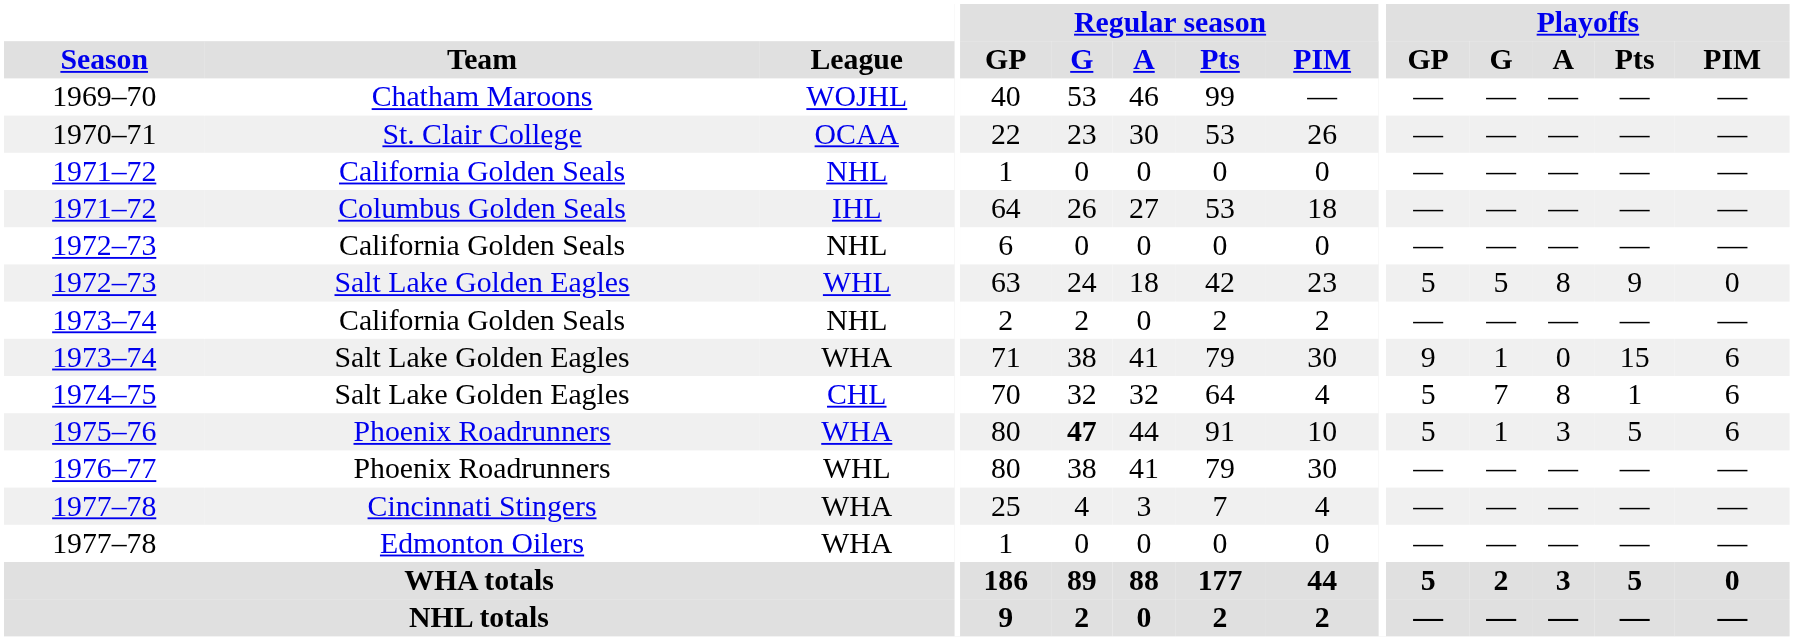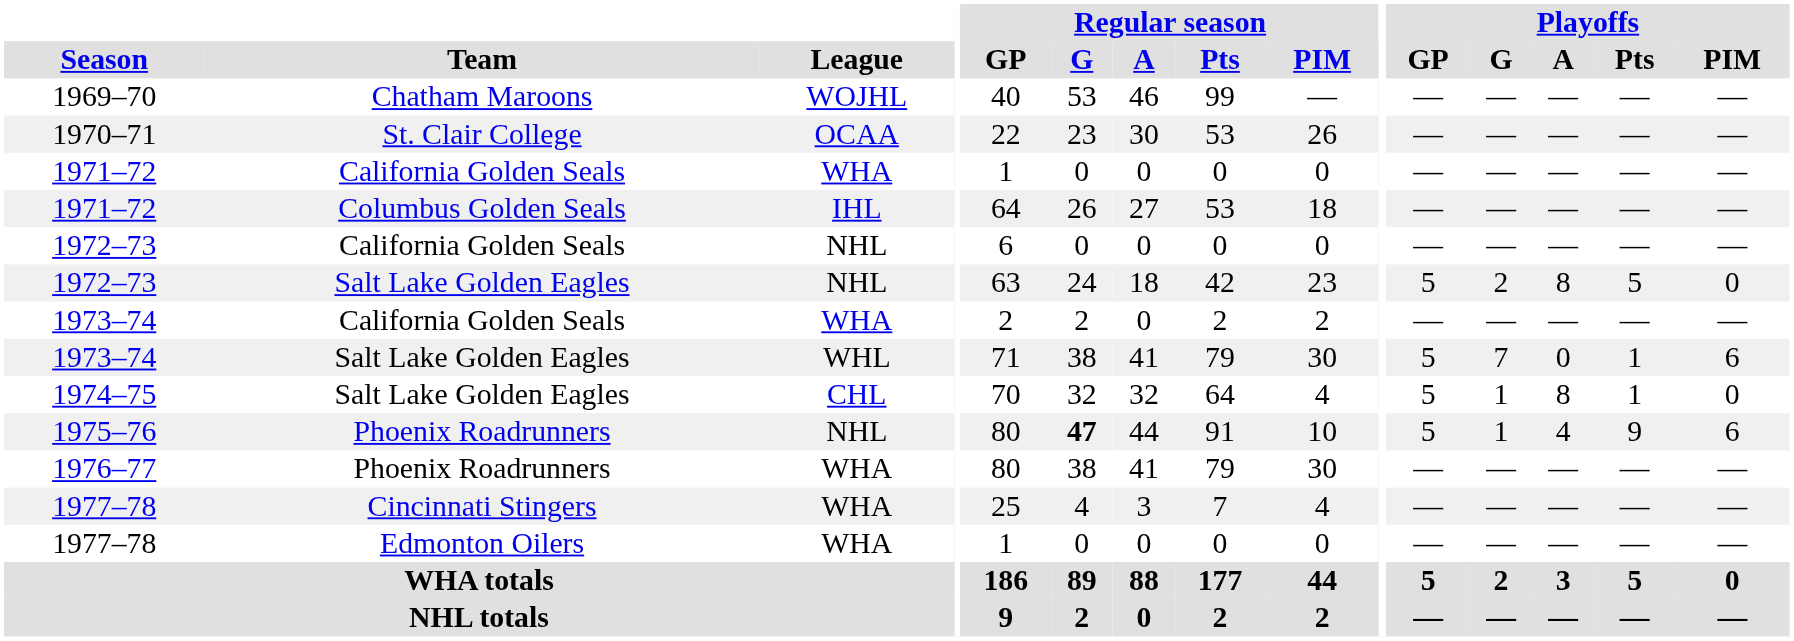(857, 170) NHL -> (857, 170) WHA
(857, 282) WHL -> (857, 282) NHL
(1501, 282) 5 -> (1501, 282) 2
(1635, 282) 9 -> (1635, 282) 5
(857, 319) NHL -> (857, 319) WHA
(857, 356) WHA -> (857, 356) WHL
(1428, 356) 9 -> (1428, 356) 5
(1501, 356) 1 -> (1501, 356) 7
(1635, 356) 15 -> (1635, 356) 1
(1501, 394) 7 -> (1501, 394) 1
(1732, 394) 6 -> (1732, 394) 0
(857, 431) WHA -> (857, 431) NHL
(1563, 431) 3 -> (1563, 431) 4
(1635, 431) 5 -> (1635, 431) 9
(857, 468) WHL -> (857, 468) WHA
